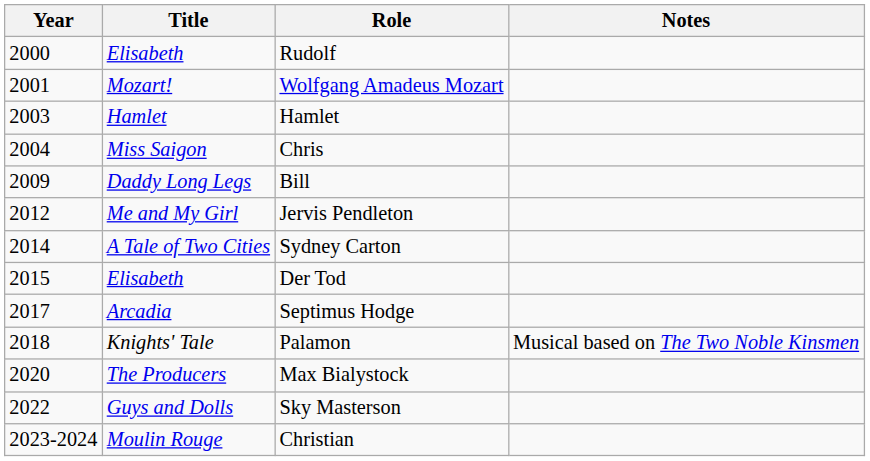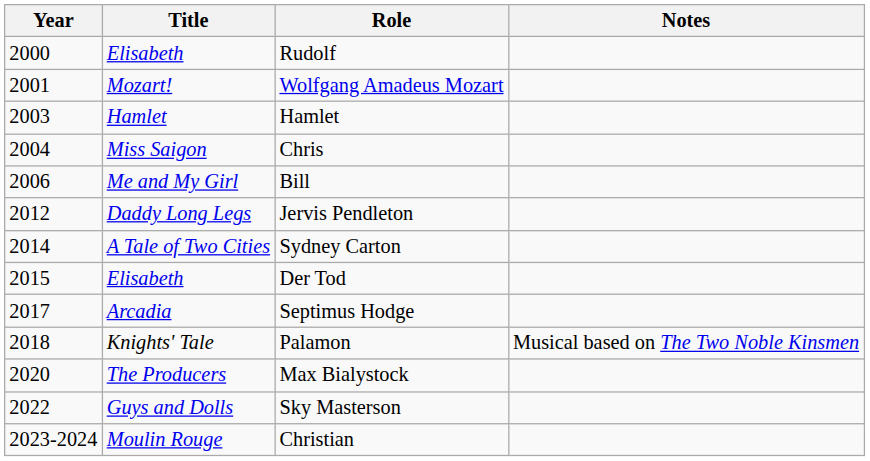(30, 181) 2009 -> (30, 181) 2006
(179, 181) Daddy Long Legs -> (172, 181) Me and My Girl
(172, 213) Me and My Girl -> (179, 213) Daddy Long Legs
